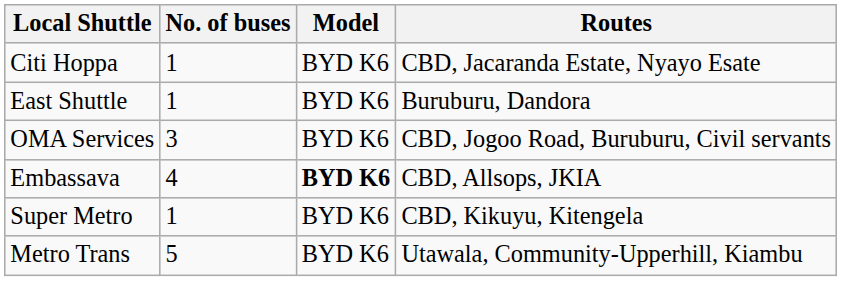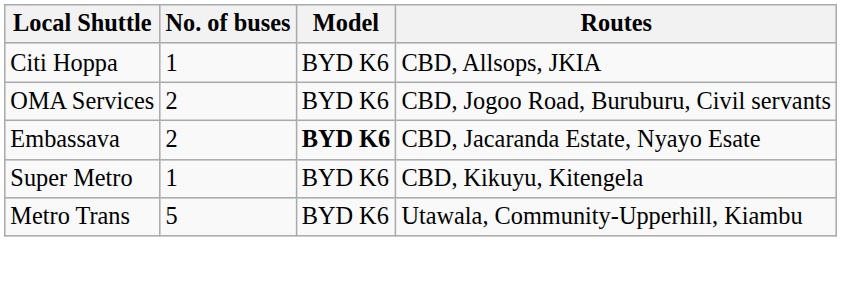(581, 62) CBD, Jacaranda Estate, Nyayo Esate -> (501, 62) CBD, Allsops, JKIA
- row: (69, 100)
(172, 139) 3 -> (172, 100) 2
(172, 178) 4 -> (172, 139) 2
(501, 178) CBD, Allsops, JKIA -> (581, 139) CBD, Jacaranda Estate, Nyayo Esate
